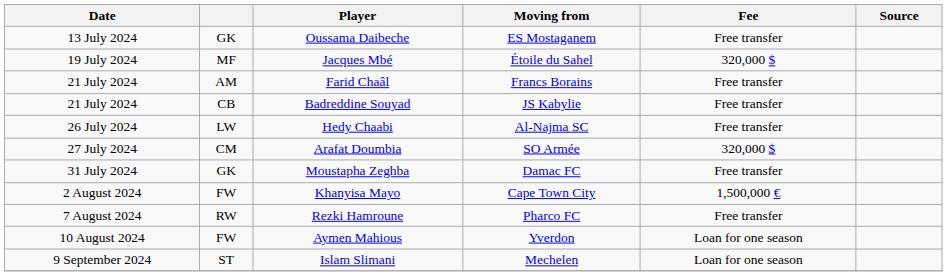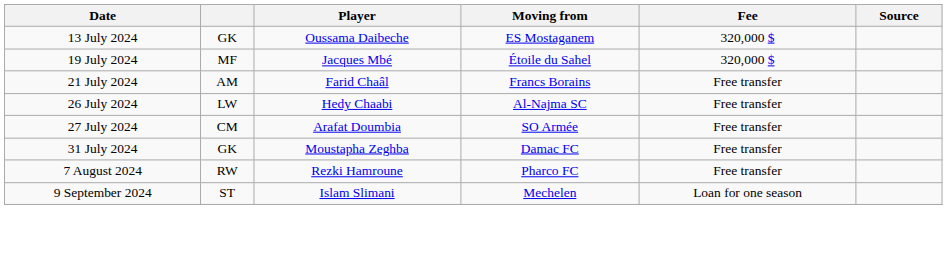(748, 37) Free transfer -> (748, 37) 320,000 $
- row: (358, 104)
(748, 148) 320,000 $ -> (748, 126) Free transfer
- row: (358, 192)
- row: (358, 237)
